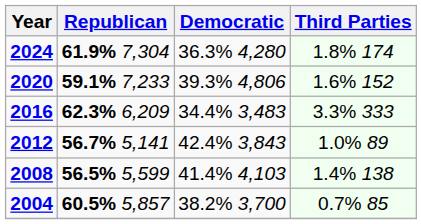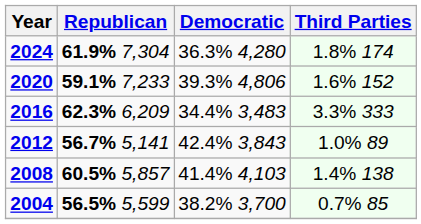(116, 173) 56.5% 5,599 -> (116, 173) 60.5% 5,857
(116, 203) 60.5% 5,857 -> (116, 203) 56.5% 5,599
